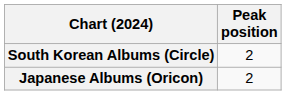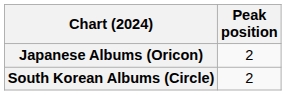rows swapped: (111, 78) <-> (111, 55)
